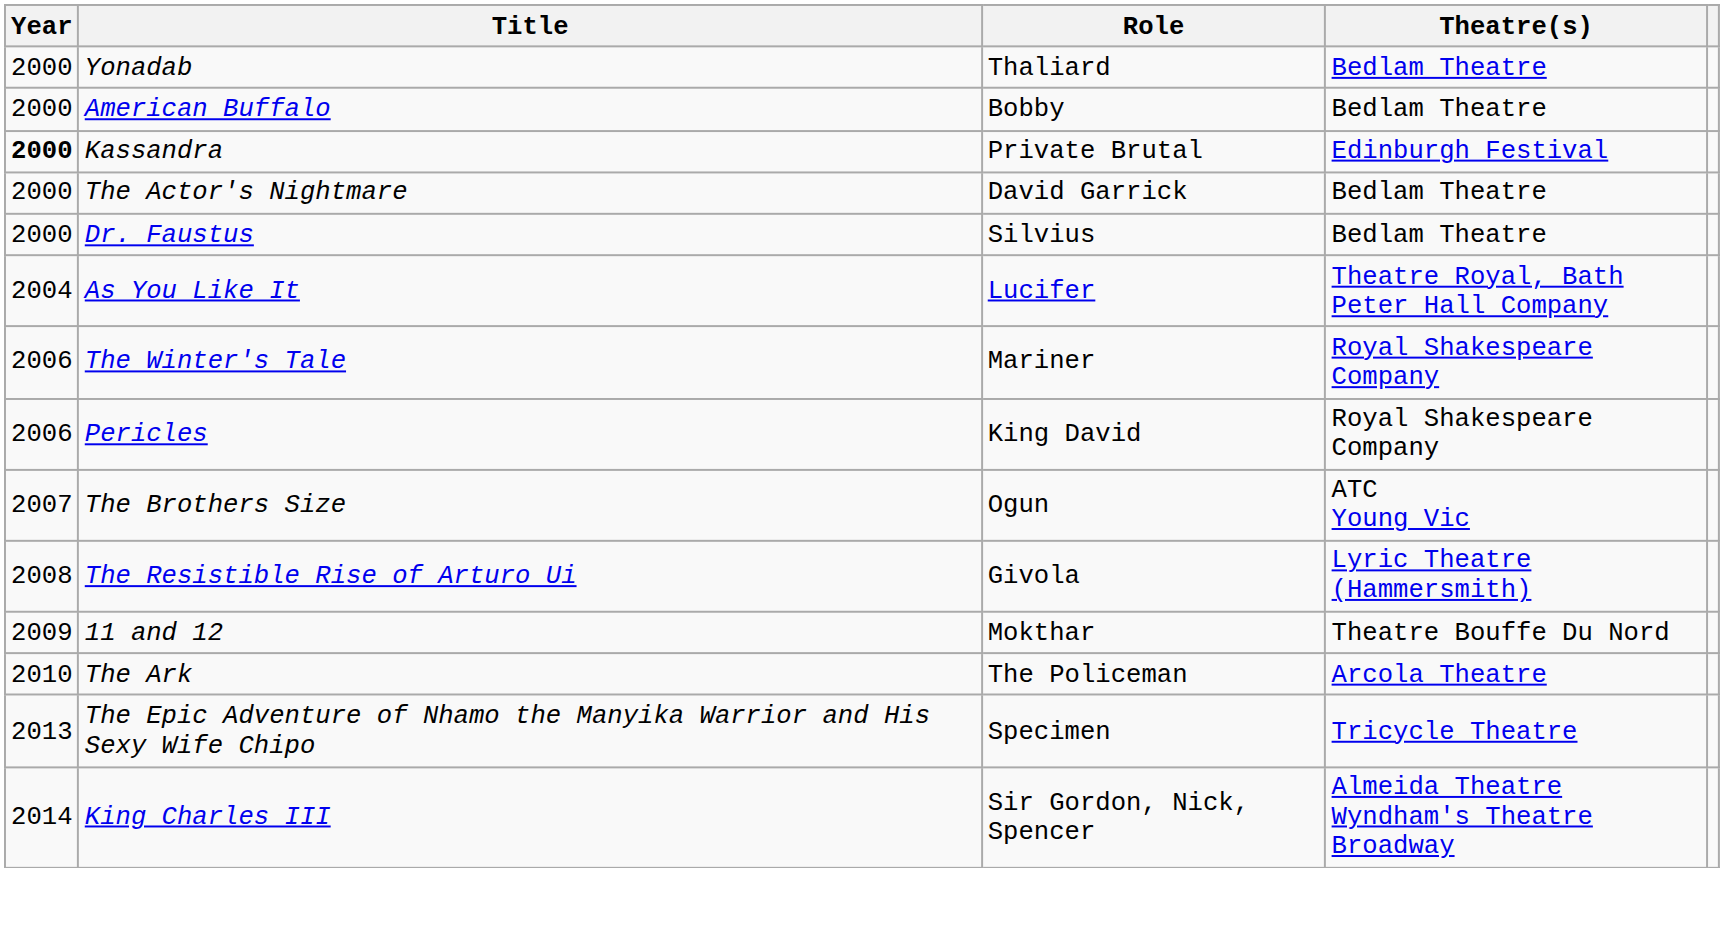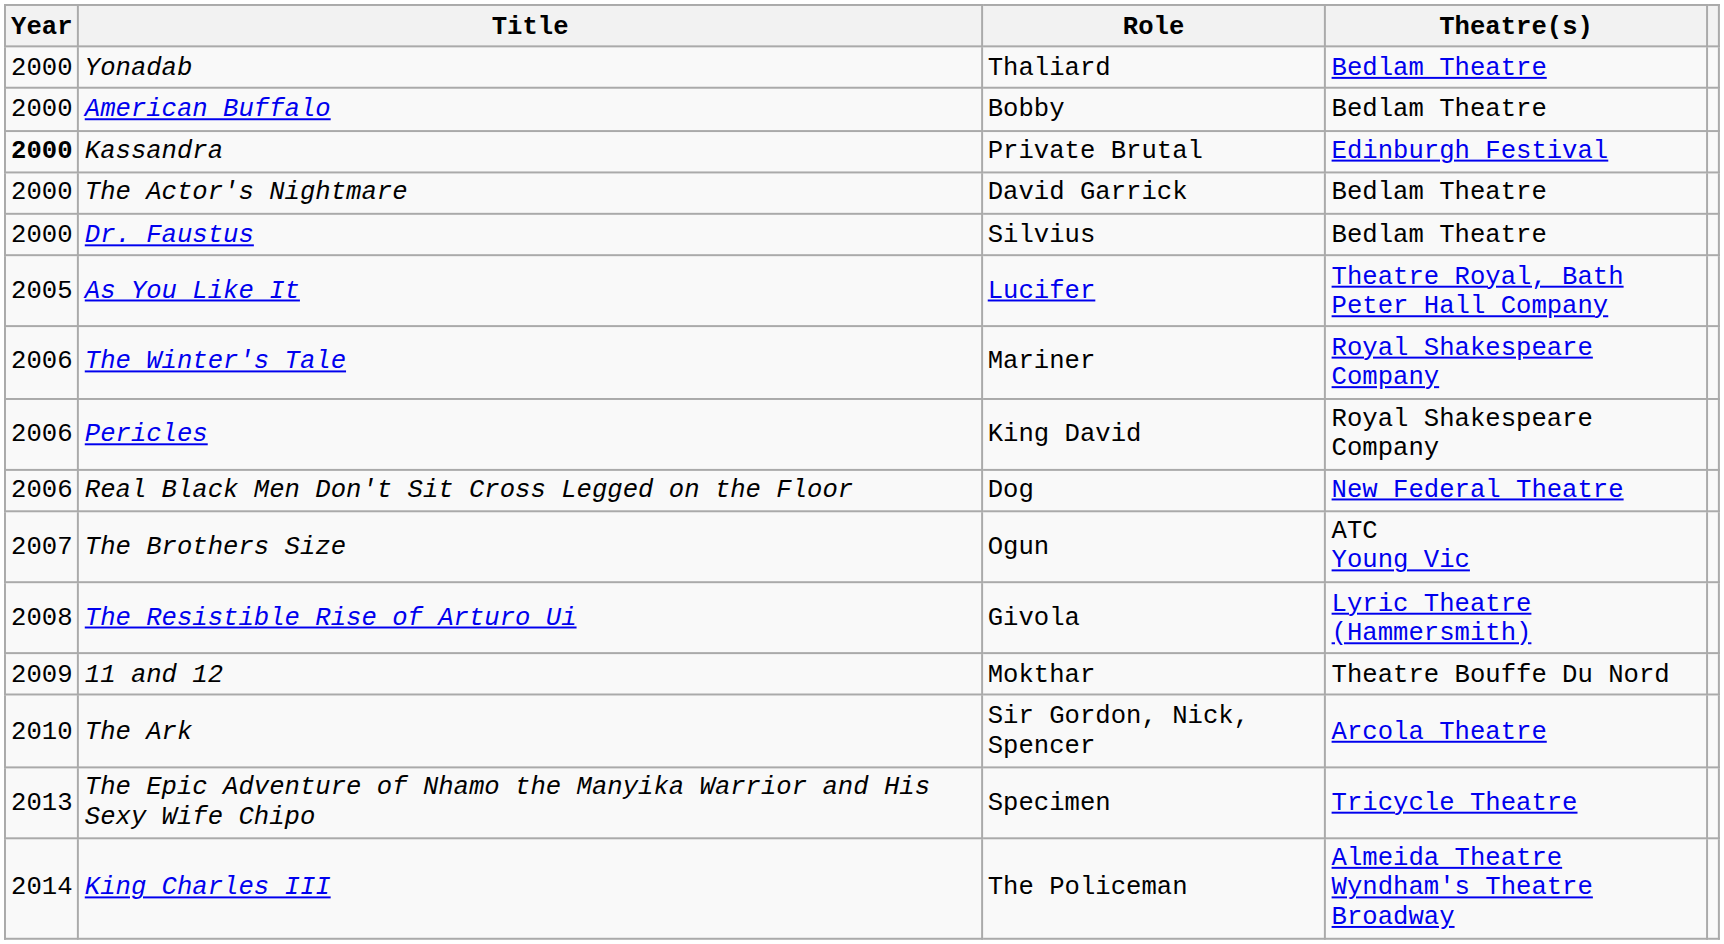(42, 291) 2004 -> (42, 291) 2005
+ row: (469, 490)
(1088, 674) The Policeman -> (1118, 731) Sir Gordon, Nick, Spencer
(1118, 817) Sir Gordon, Nick, Spencer -> (1088, 888) The Policeman
